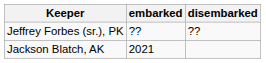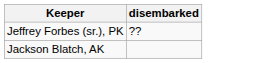- column: (156, 13)
